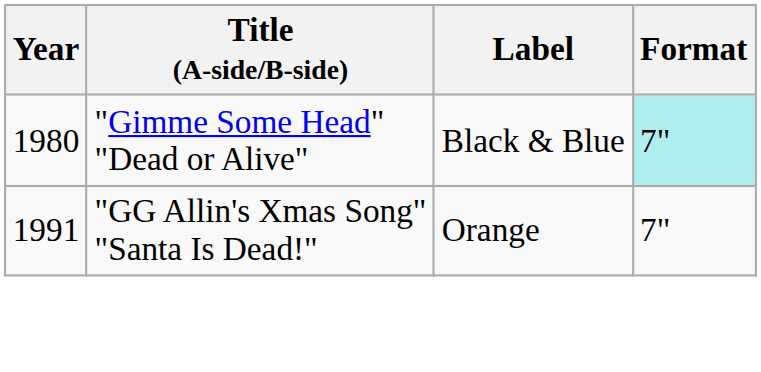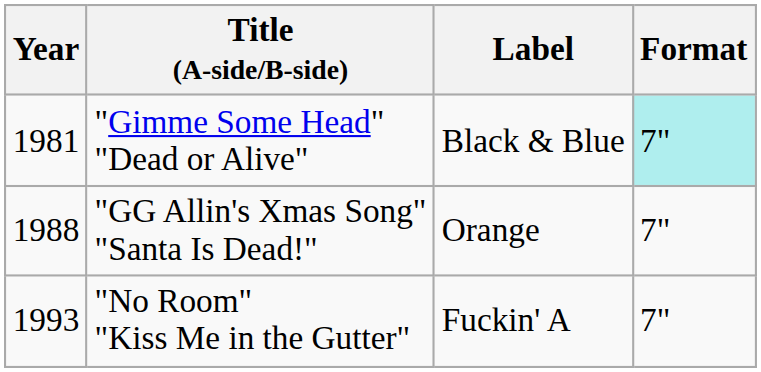(46, 139) 1980 -> (46, 139) 1981
(46, 230) 1991 -> (46, 230) 1988
+ row: (252, 320)
